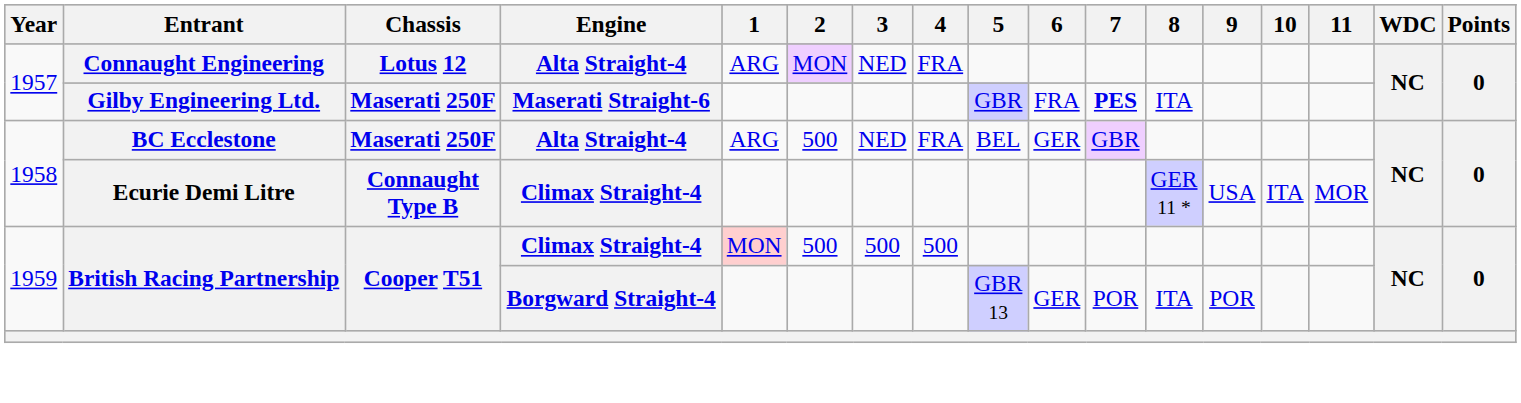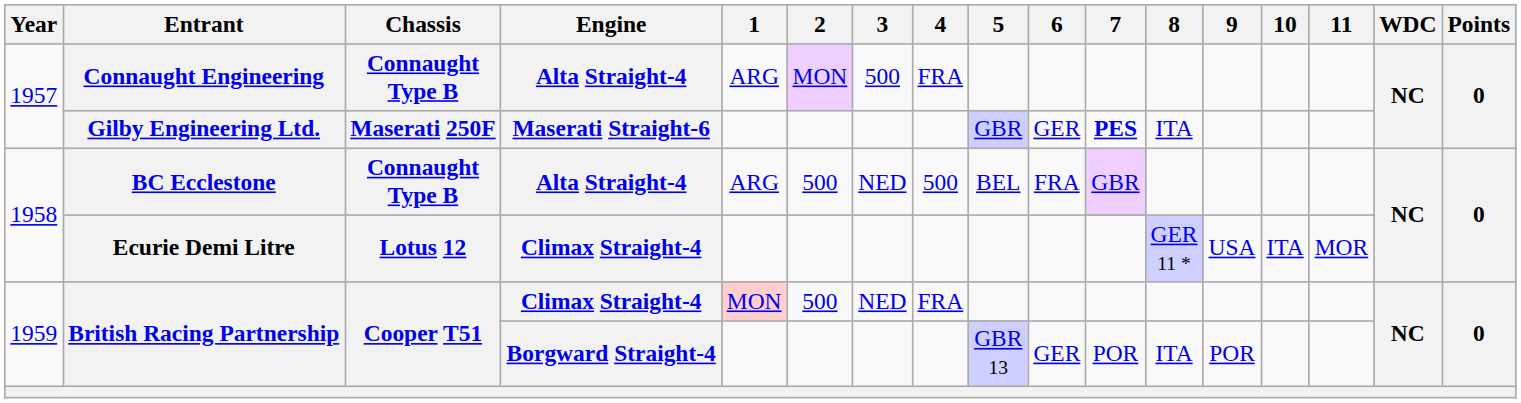(423, 62) Lotus 12 -> (423, 76) Connaught Type B
(882, 62) NED -> (882, 76) 500
(1057, 101) FRA -> (1057, 129) GER
(423, 140) Maserati 250F -> (423, 181) Connaught Type B
(940, 140) FRA -> (940, 181) 500
(1057, 140) GER -> (1057, 181) FRA
(423, 192) Connaught Type B -> (423, 248) Lotus 12
(882, 245) 500 -> (882, 300) NED
(940, 245) 500 -> (940, 300) FRA
